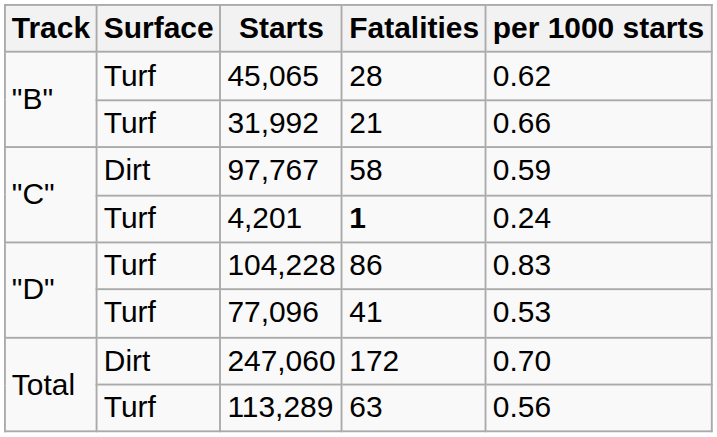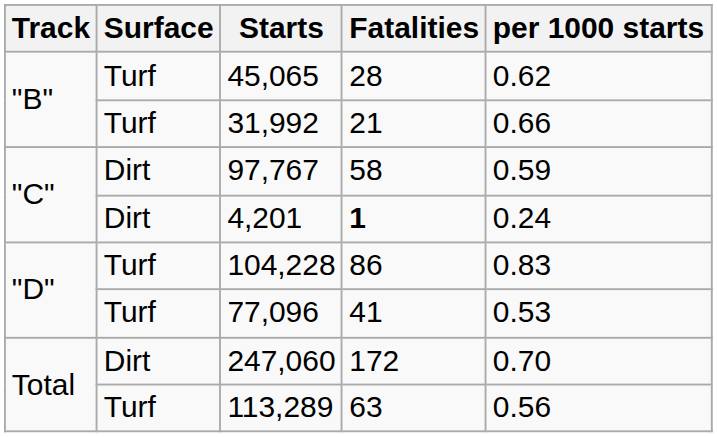(130, 218) Turf -> (127, 218) Dirt
